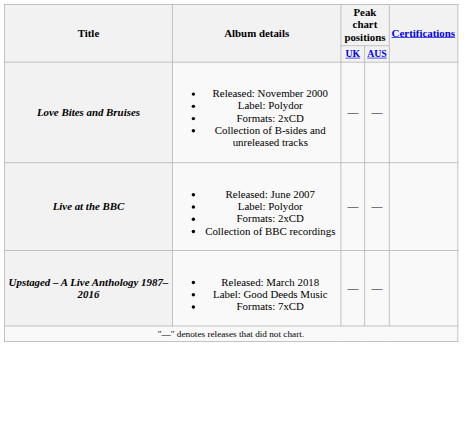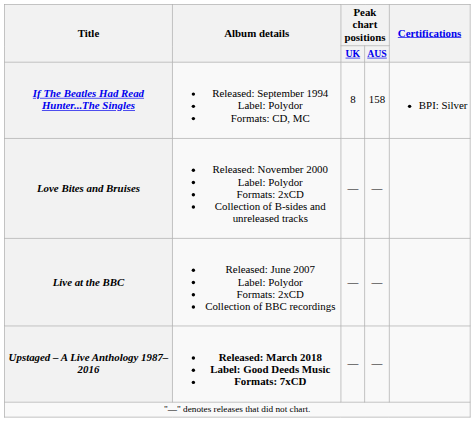+ row: (88, 100)
(257, 294) normal -> (257, 370) bold
